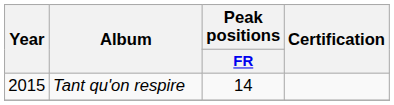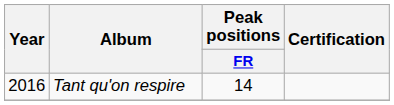(27, 86) 2015 -> (27, 86) 2016
